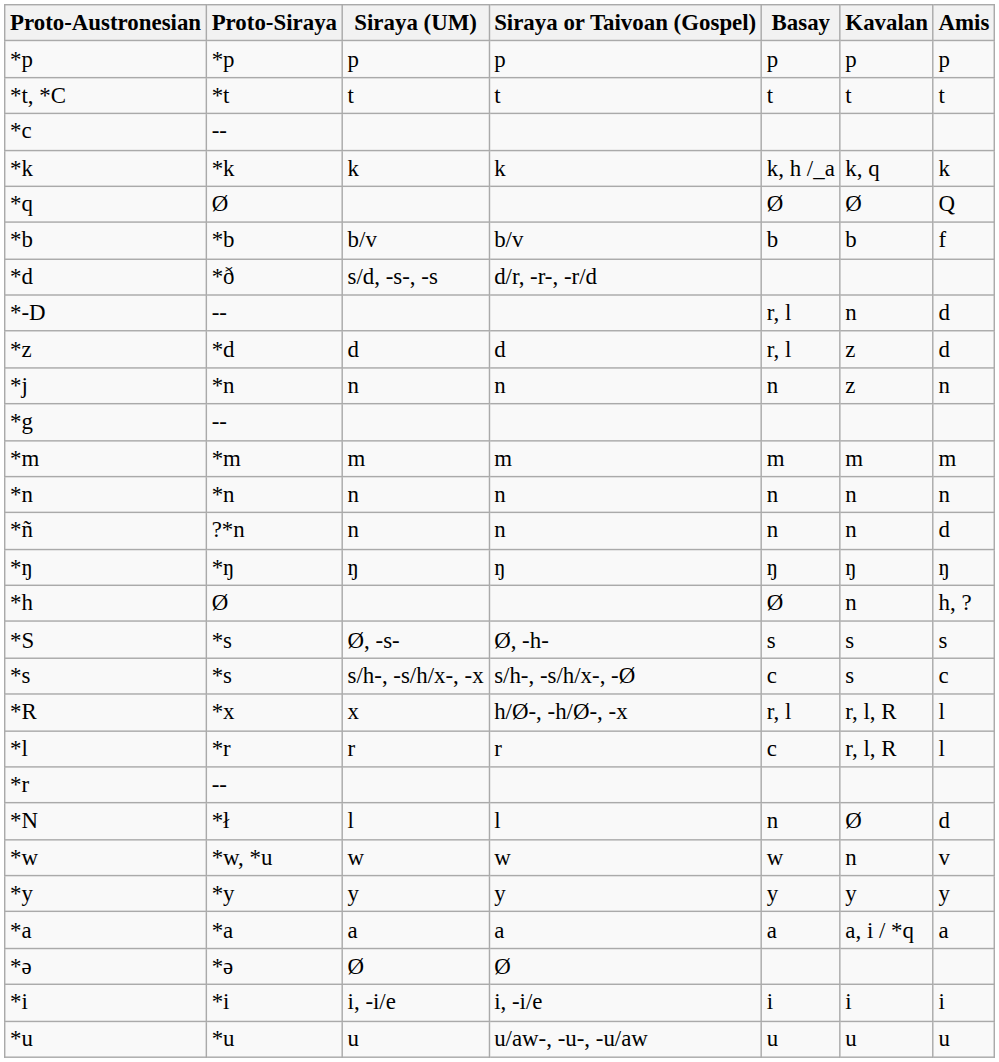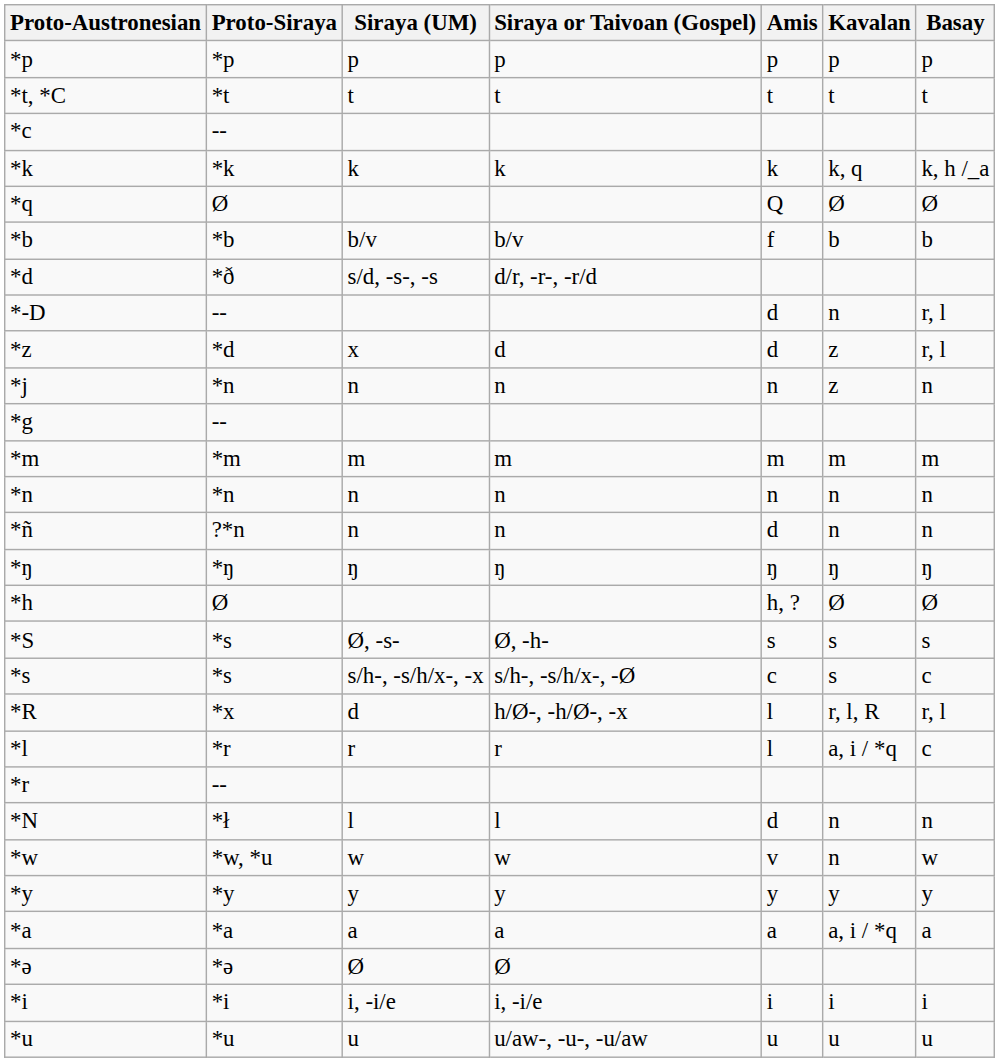columns swapped: (801, 22) <-> (964, 22)
(353, 349) d -> (353, 349) x
(851, 603) n -> (836, 603) Ø
(353, 712) x -> (353, 712) d
(871, 748) r, l, R -> (863, 748) a, i / *q
(854, 820) Ø -> (834, 820) n
